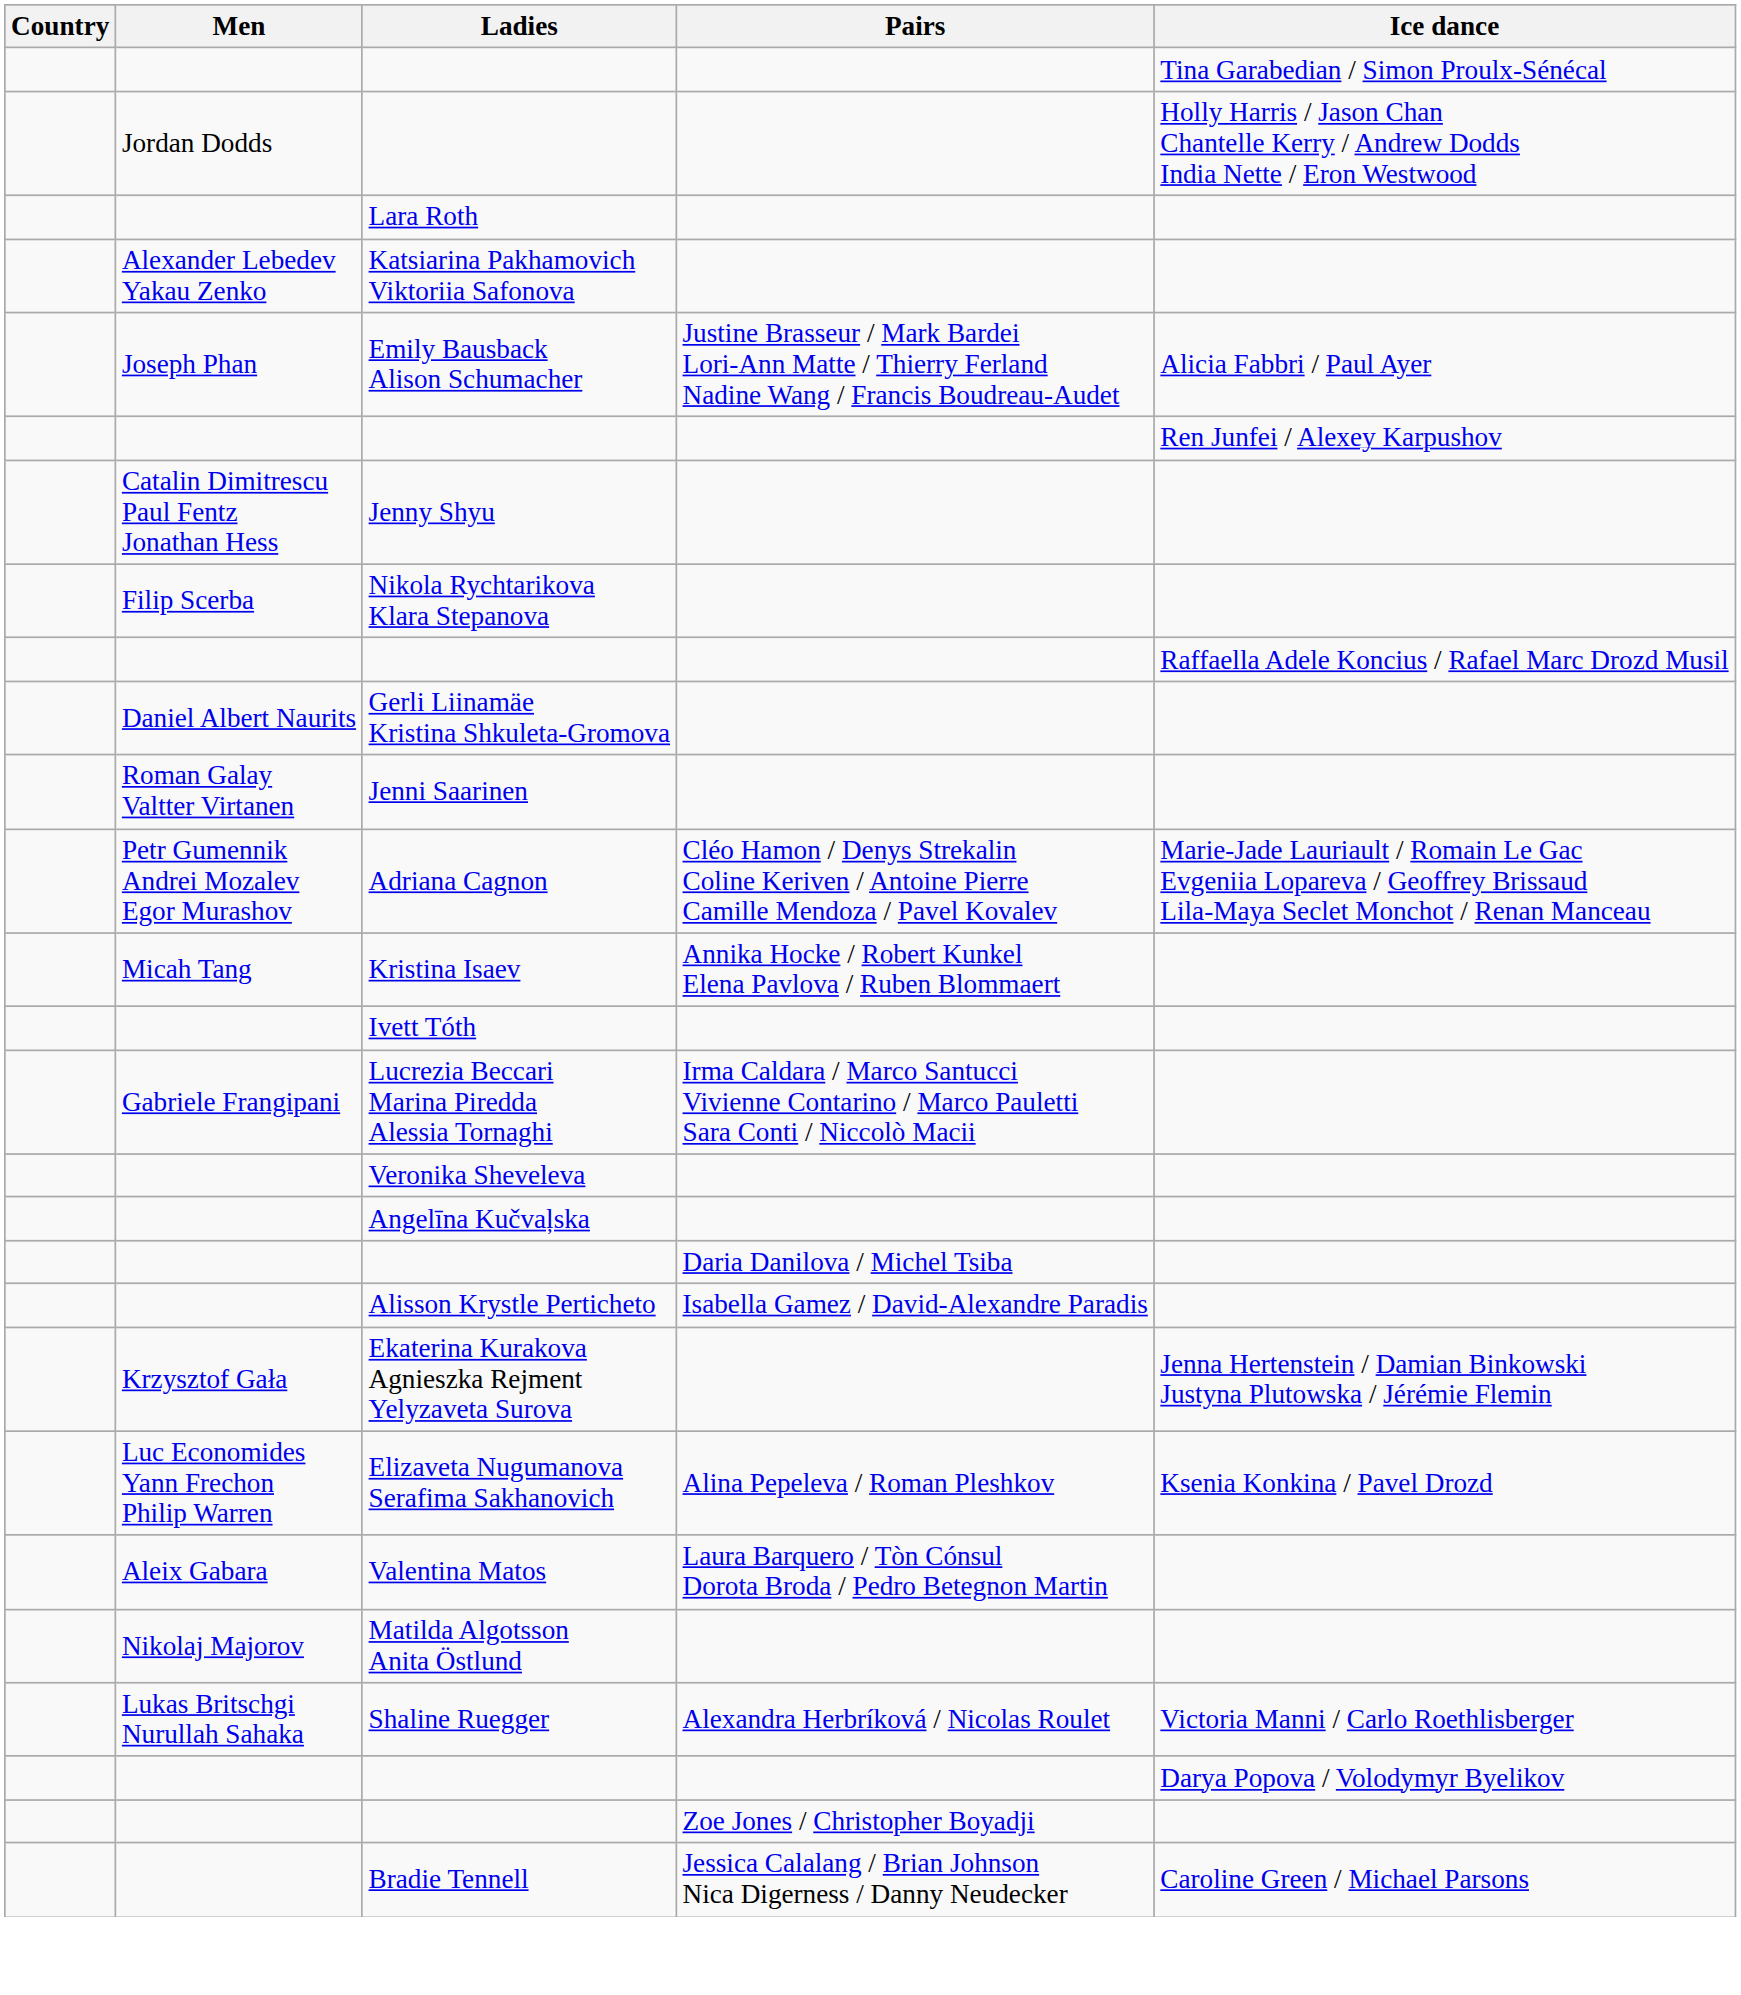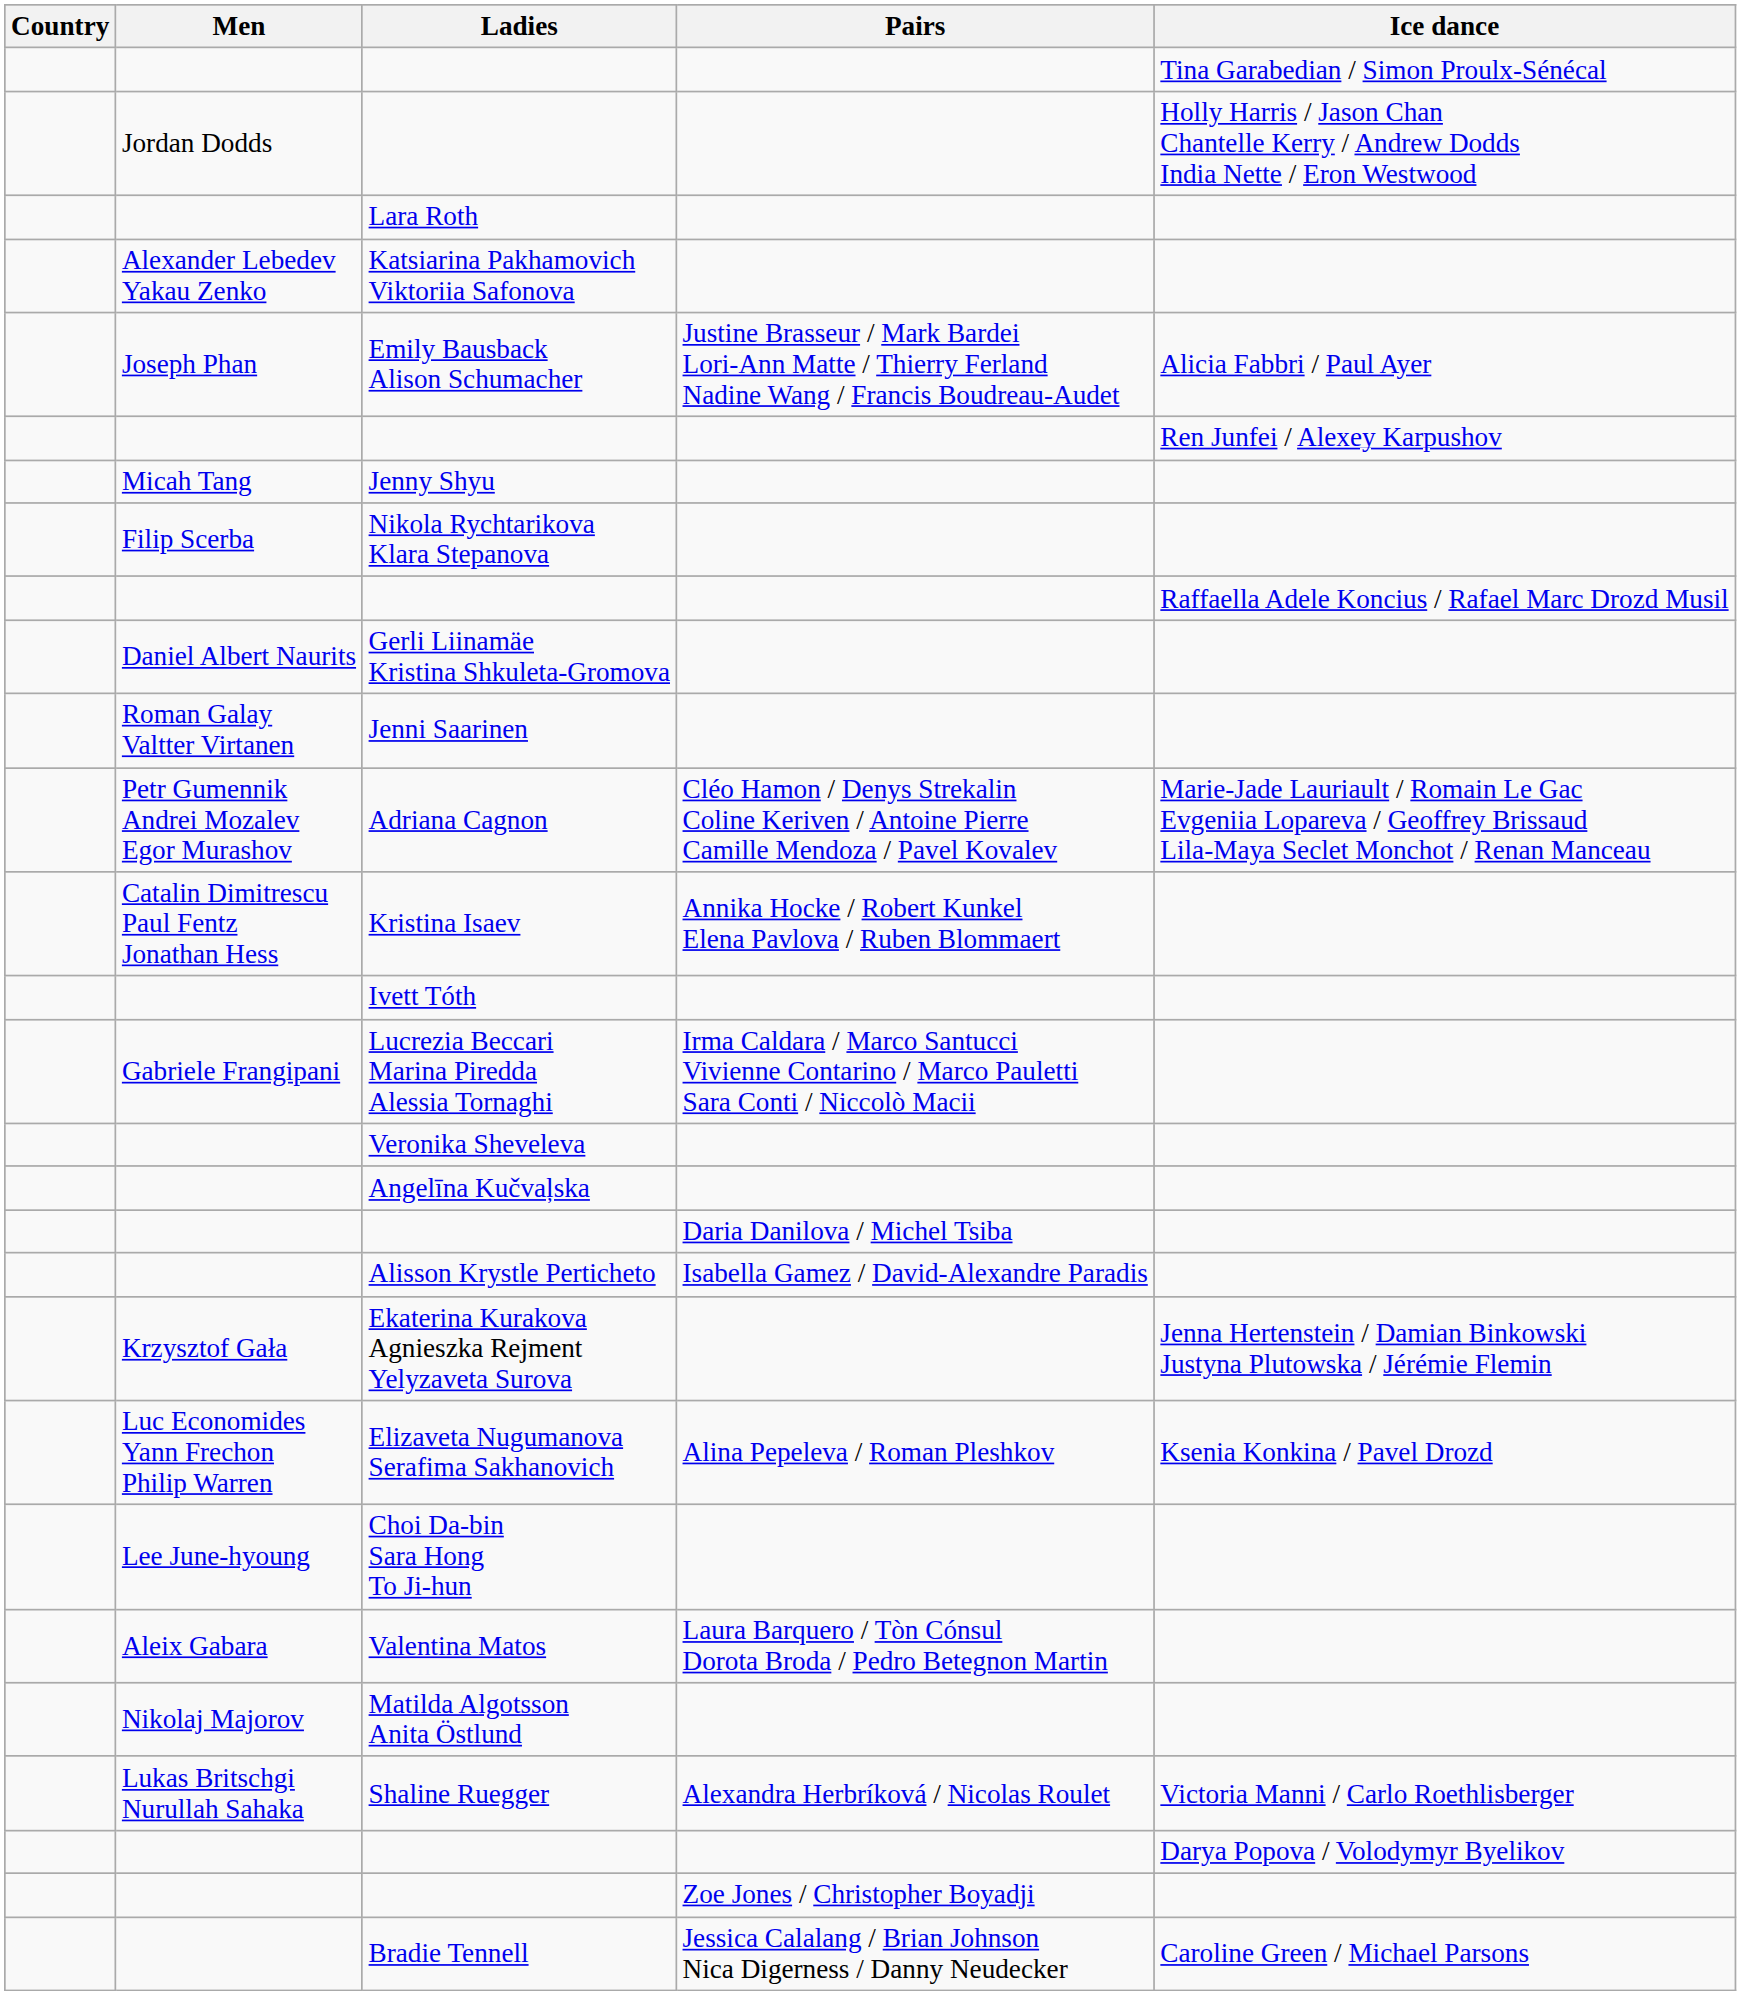(225, 511) Catalin Dimitrescu Paul Fentz Jonathan Hess -> (187, 481) Micah Tang
(187, 969) Micah Tang -> (225, 923) Catalin Dimitrescu Paul Fentz Jonathan Hess
+ row: (436, 1556)
